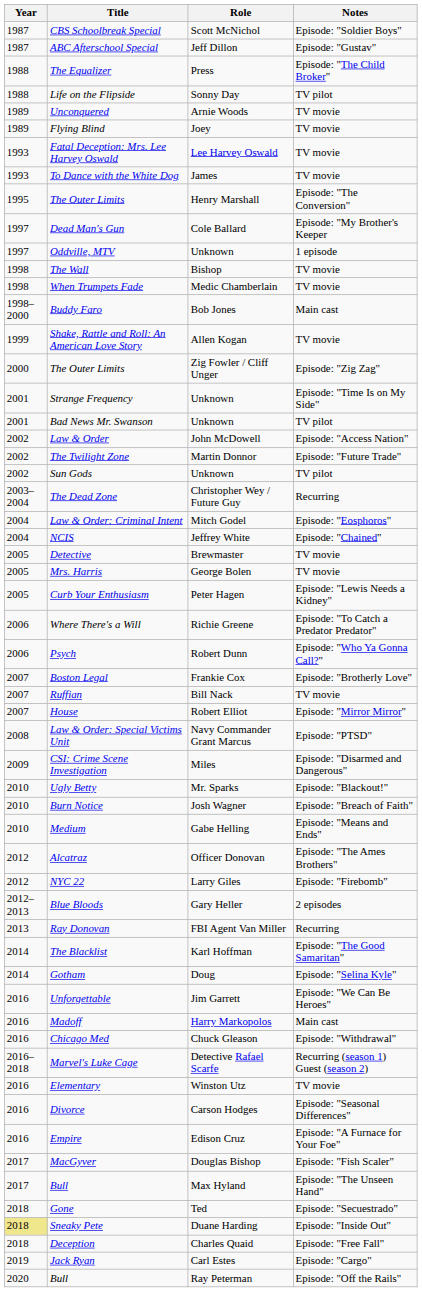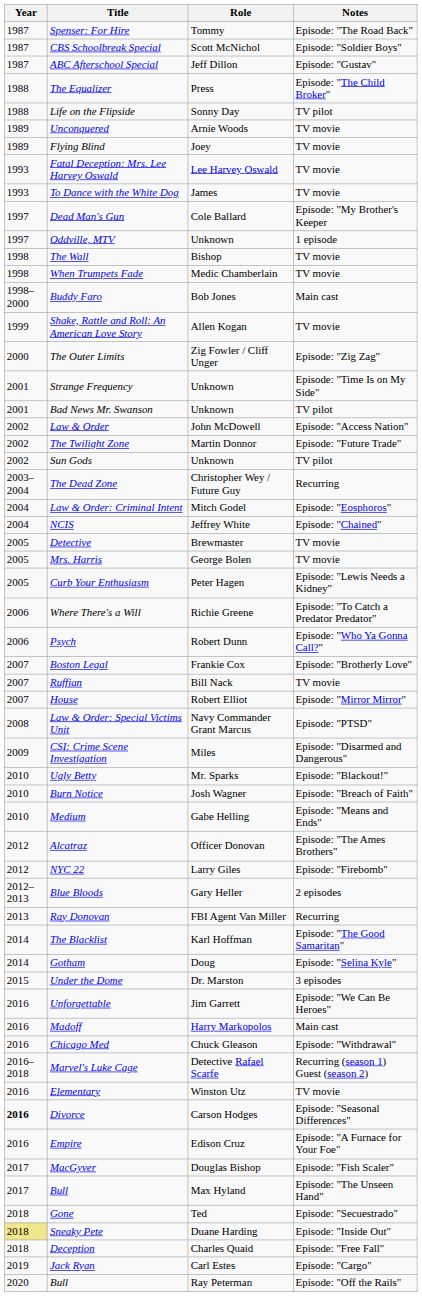+ row: (90, 30)
- row: (87, 199)
+ row: (86, 980)
(18, 1109) normal -> (18, 1114) bold
